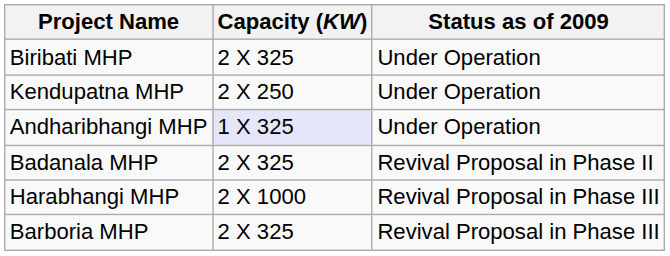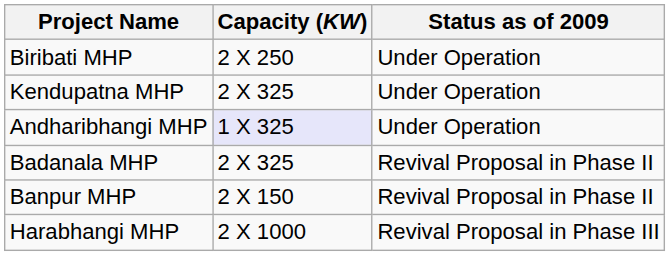(256, 57) 2 X 325 -> (256, 57) 2 X 250
(256, 92) 2 X 250 -> (256, 92) 2 X 325
+ row: (73, 197)
- row: (79, 232)
